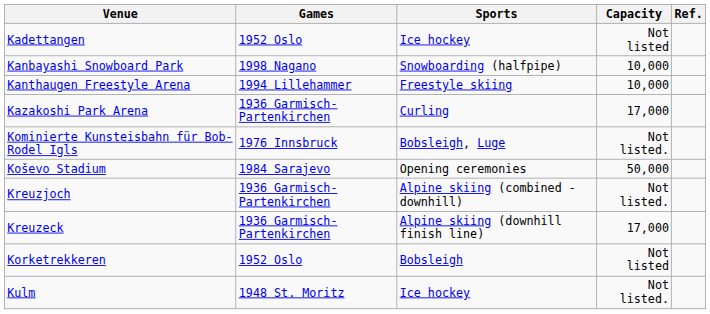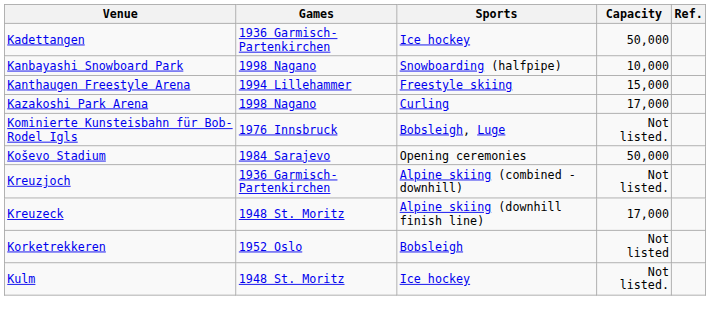(271, 40) 1952 Oslo -> (288, 40) 1936 Garmisch-Partenkirchen
(648, 40) Not listed -> (648, 40) 50,000
(648, 85) 10,000 -> (648, 85) 15,000
(288, 111) 1936 Garmisch-Partenkirchen -> (278, 104) 1998 Nagano
(288, 227) 1936 Garmisch-Partenkirchen -> (292, 214) 1948 St. Moritz
